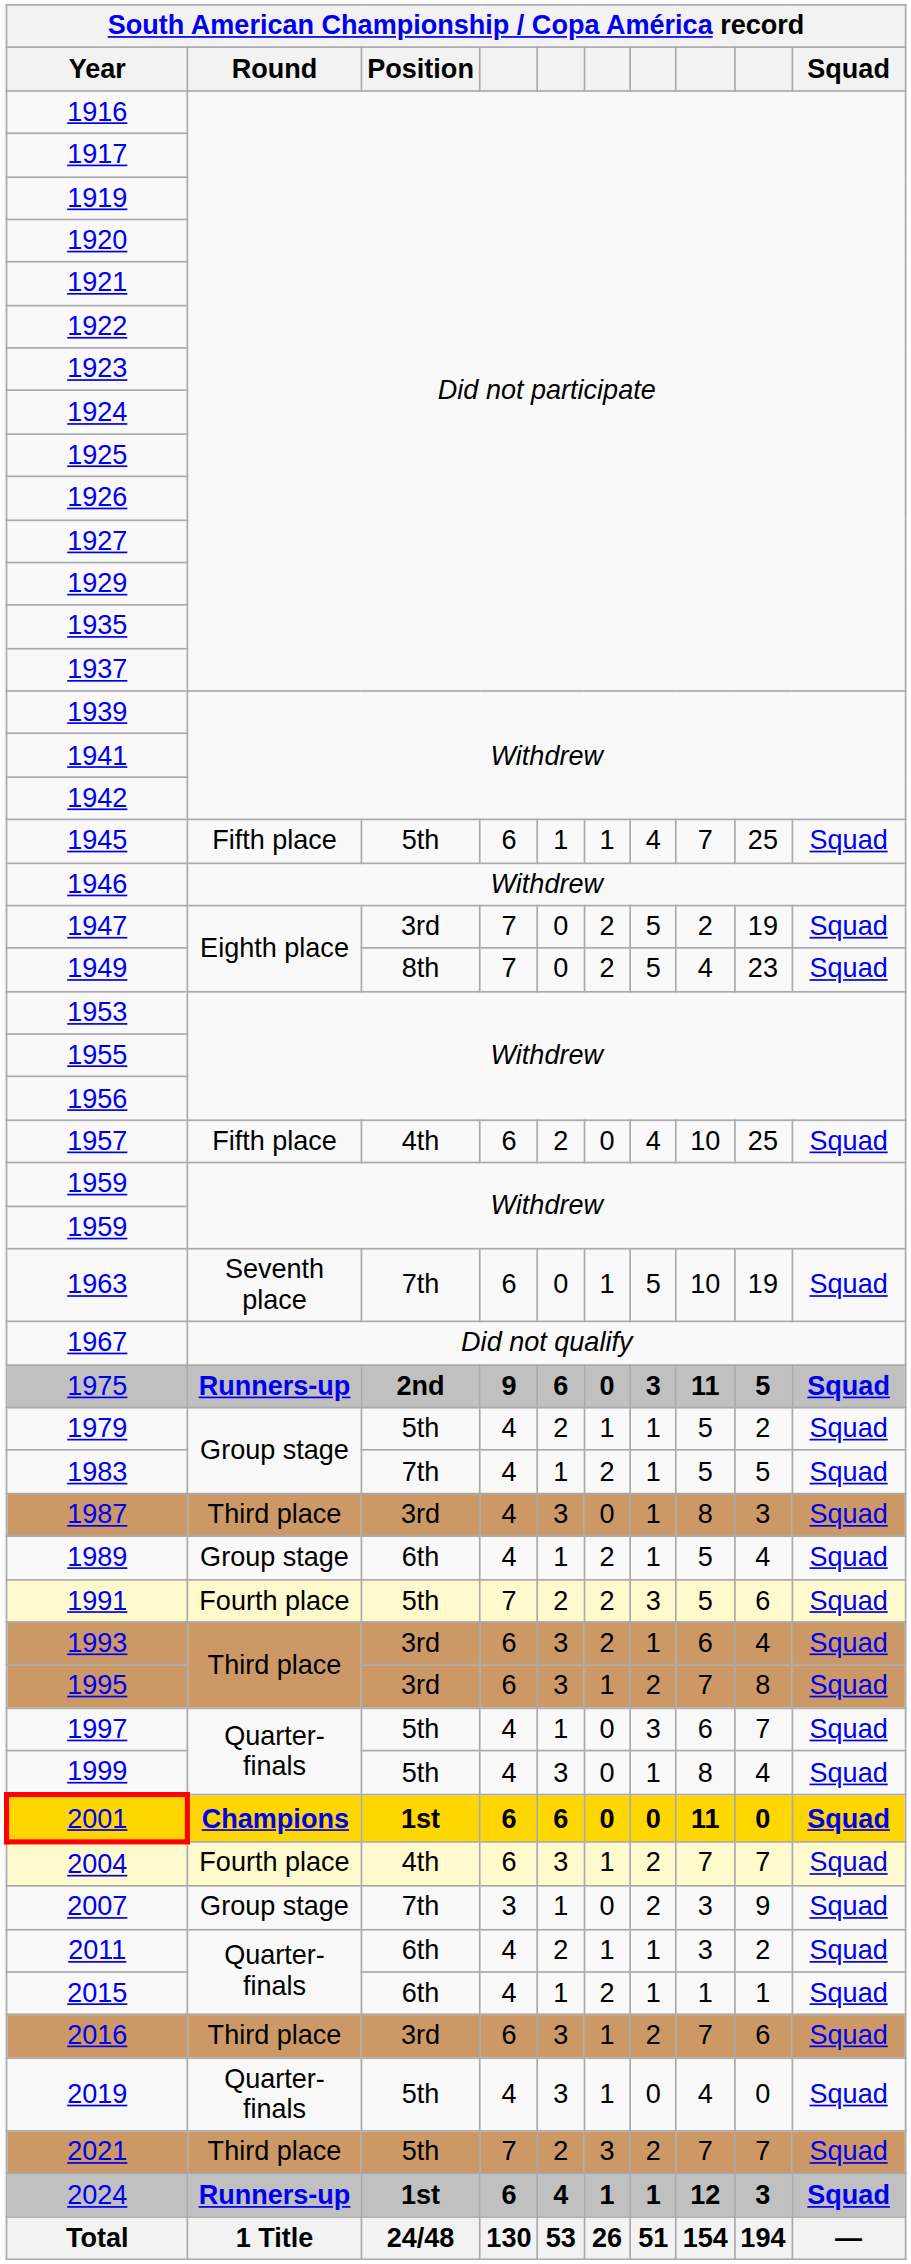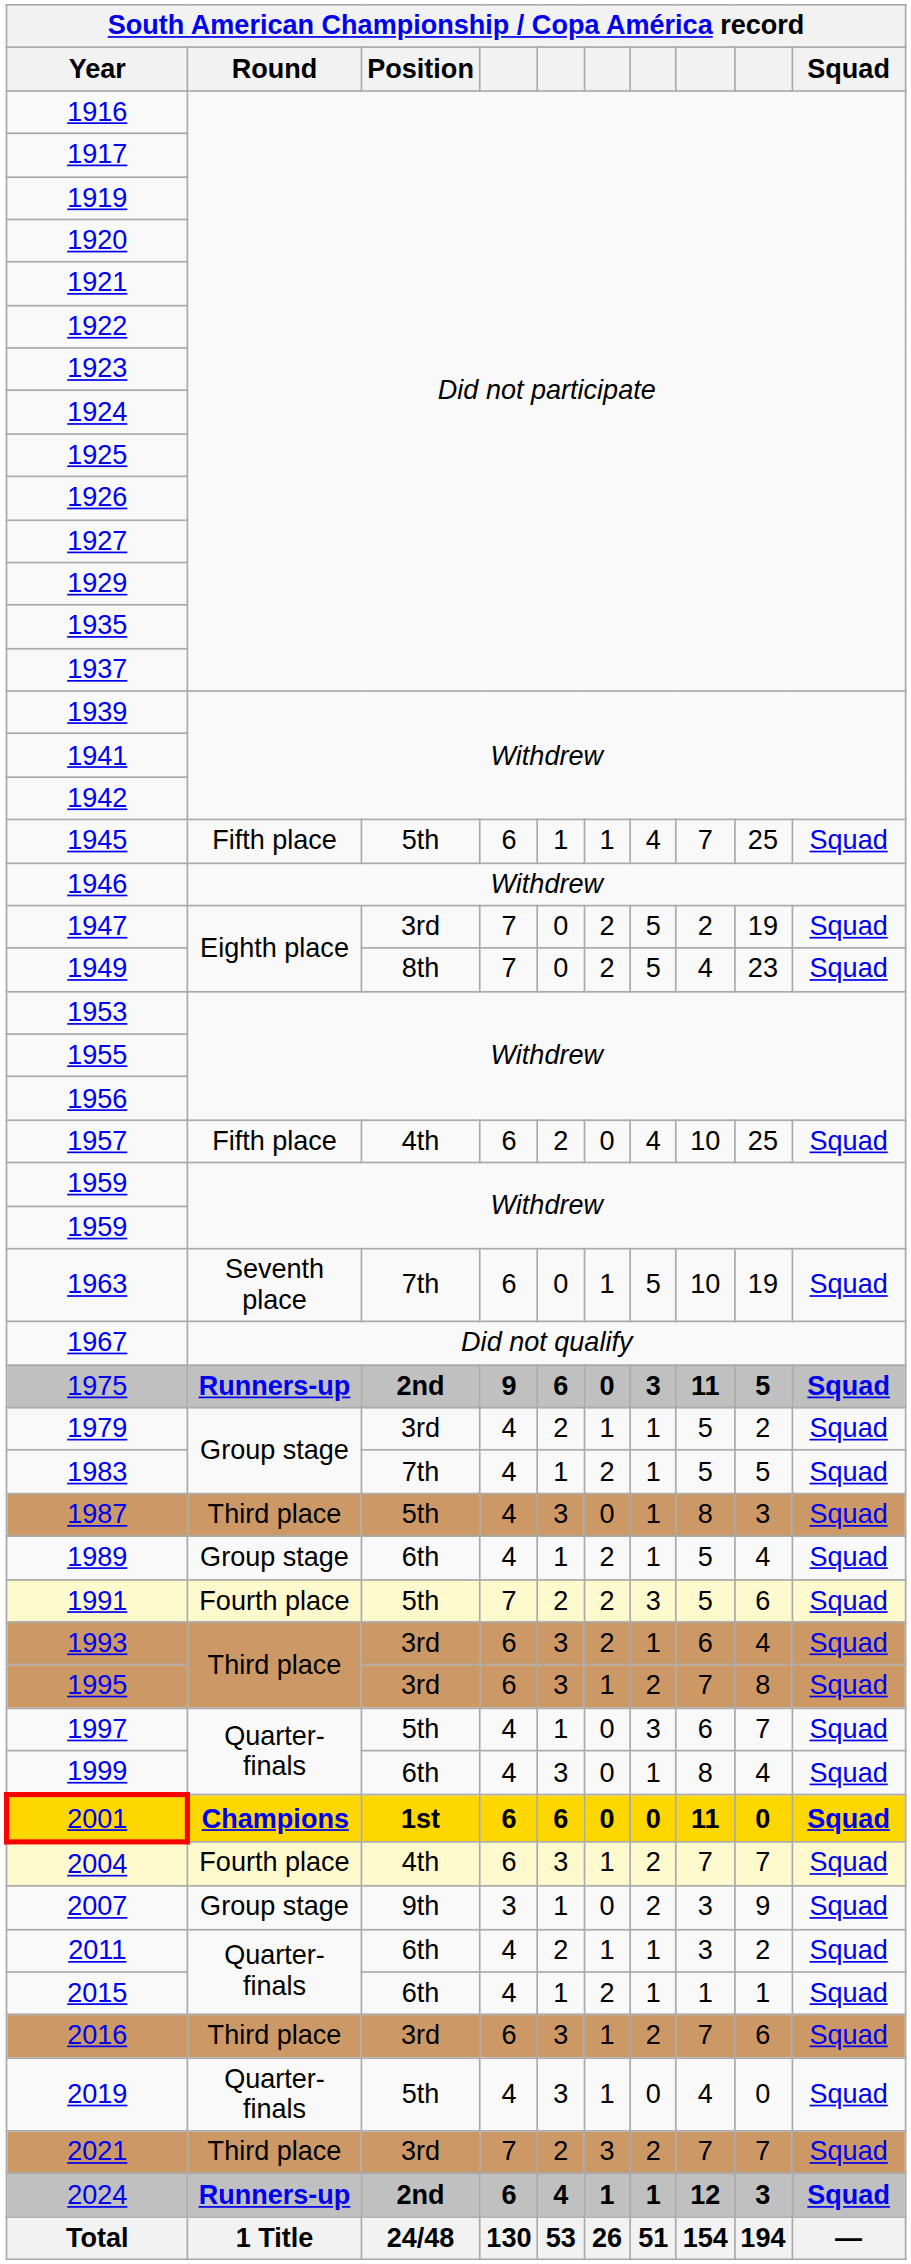(421, 1428) 5th -> (421, 1428) 3rd
(421, 1514) 3rd -> (421, 1514) 5th
(421, 1772) 5th -> (421, 1772) 6th
(421, 1907) 7th -> (421, 1907) 9th
(421, 2151) 5th -> (421, 2151) 3rd
(421, 2194) 1st -> (421, 2194) 2nd
